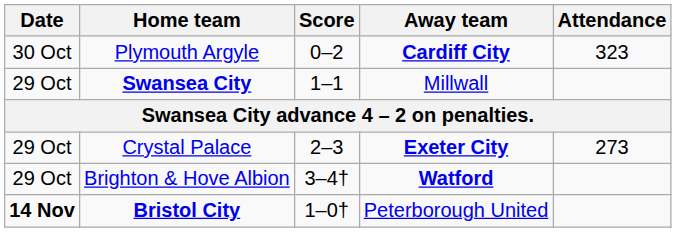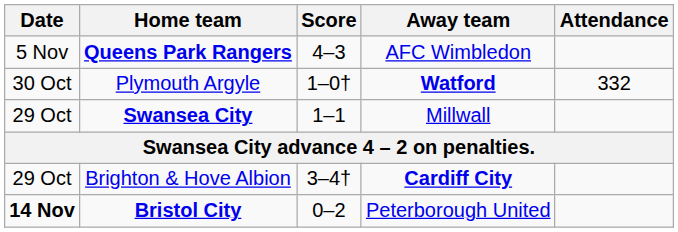+ row: (188, 52)
(327, 52) 0–2 -> (329, 83) 1–0†
(456, 52) Cardiff City -> (458, 83) Watford
(612, 52) 323 -> (614, 83) 332
- row: (187, 147)
(456, 178) Watford -> (458, 178) Cardiff City
(327, 210) 1–0† -> (329, 210) 0–2
